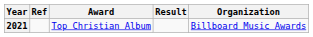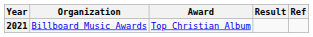columns swapped: (248, 11) <-> (39, 11)
